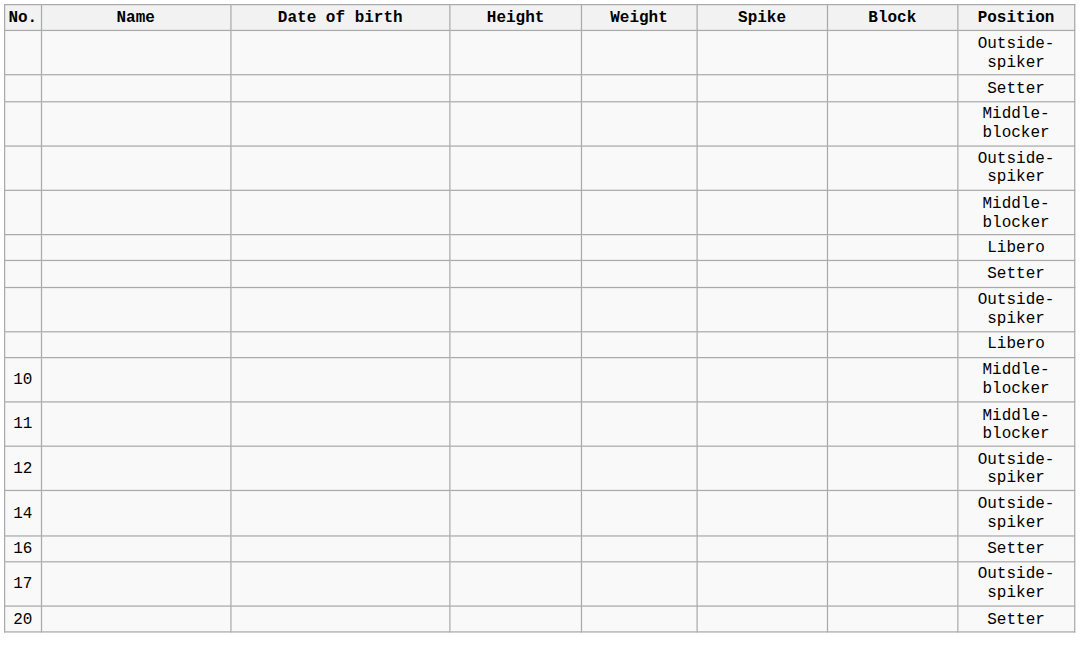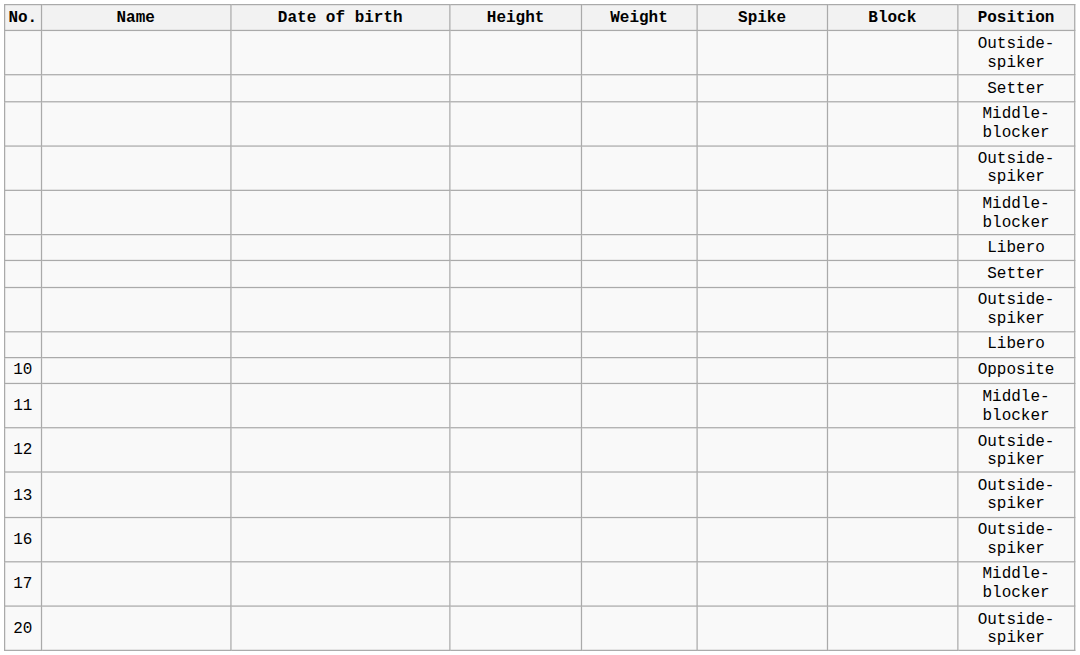(1016, 380) Middle-blocker -> (1016, 371) Opposite
+ row: (23, 495)
- row: (23, 513)
(1016, 549) Setter -> (1016, 539) Outside-spiker
(1016, 584) Outside-spiker -> (1016, 584) Middle-blocker
(1016, 619) Setter -> (1016, 628) Outside-spiker
